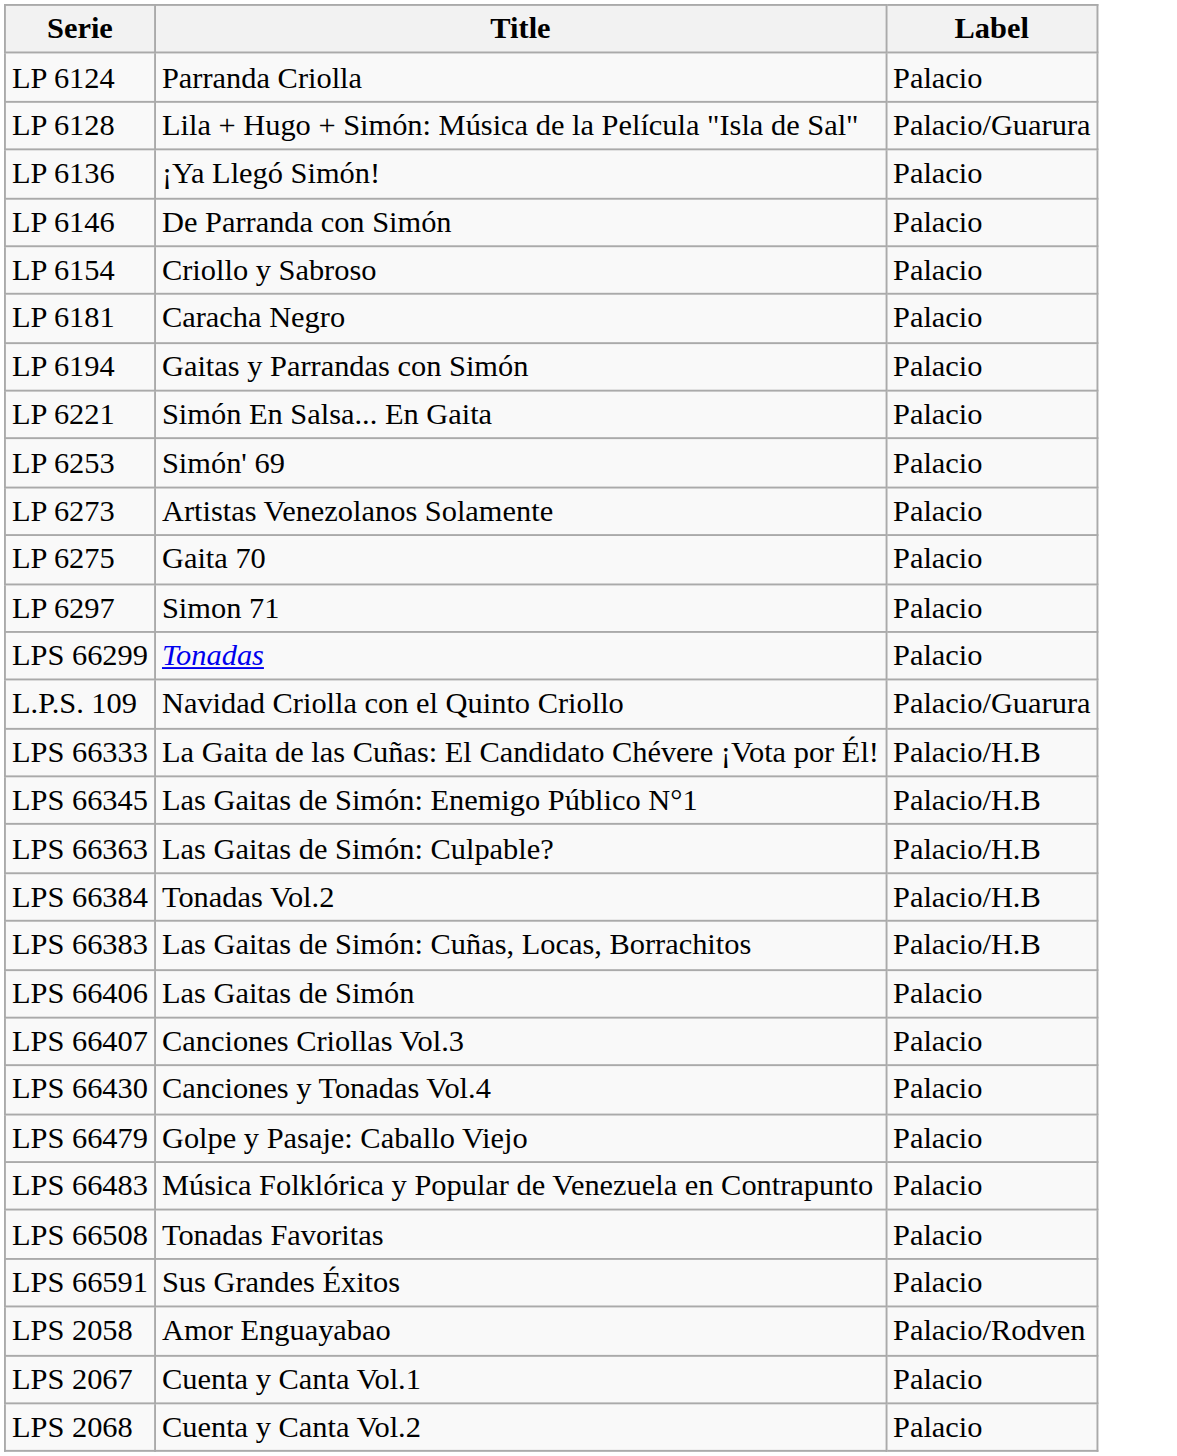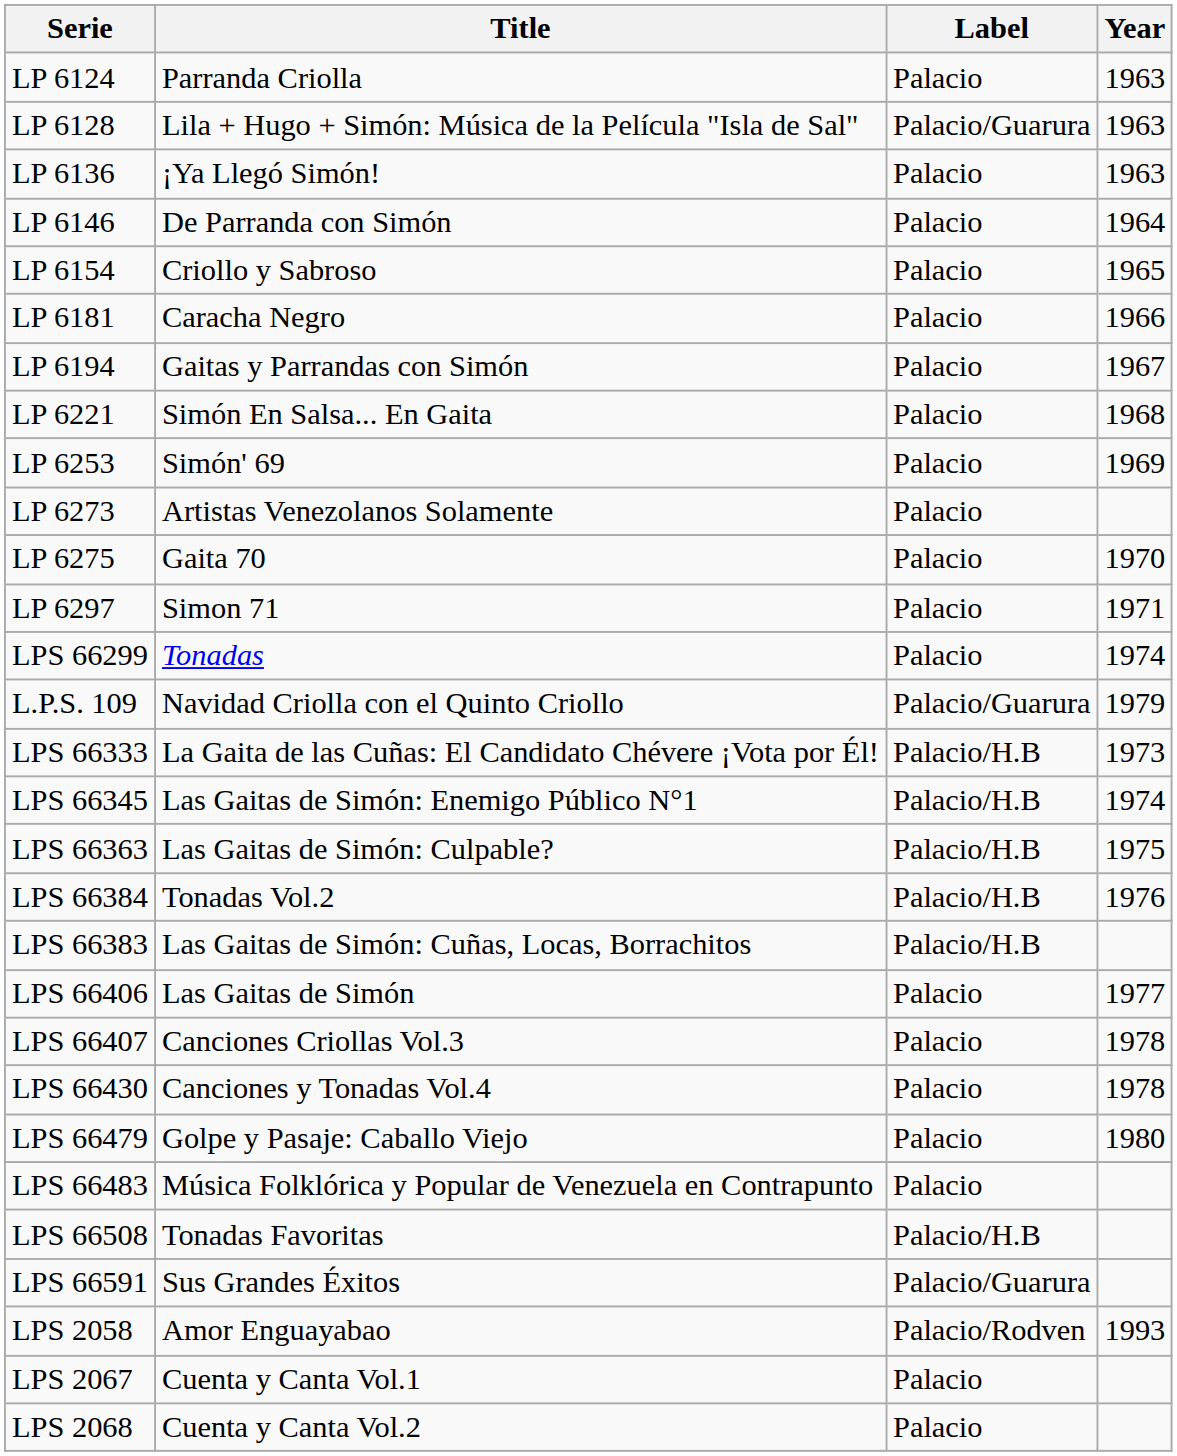+ column: (1135, 28)
(938, 1233) Palacio -> (967, 1233) Palacio/H.B
(938, 1282) Palacio -> (992, 1282) Palacio/Guarura
